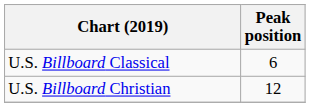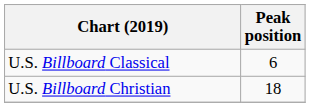(273, 89) 12 -> (273, 89) 18
